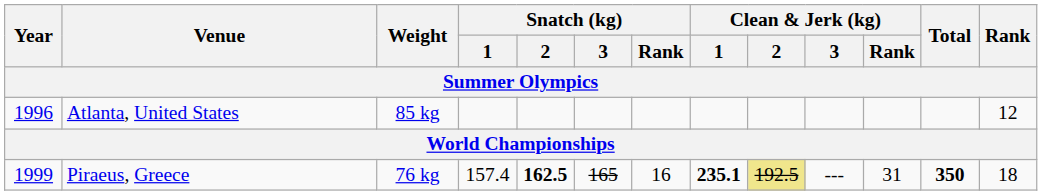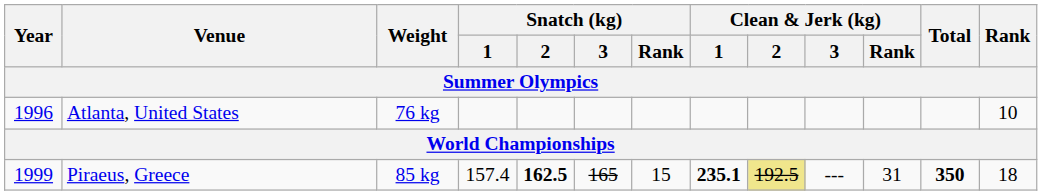(418, 112) 85 kg -> (418, 112) 76 kg
(1008, 112) 12 -> (1008, 112) 10
(418, 174) 76 kg -> (418, 174) 85 kg
(661, 174) 16 -> (661, 174) 15
